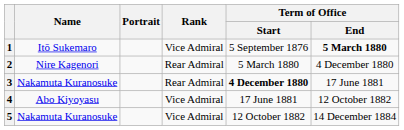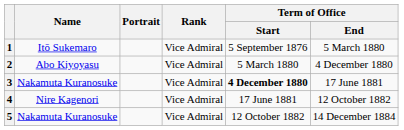(355, 47) bold -> (354, 47) normal
(67, 64) Nire Kagenori -> (67, 64) Abo Kiyoyasu
(194, 64) Rear Admiral -> (194, 64) Vice Admiral
(194, 82) Rear Admiral -> (194, 82) Vice Admiral
(67, 99) Abo Kiyoyasu -> (67, 99) Nire Kagenori
